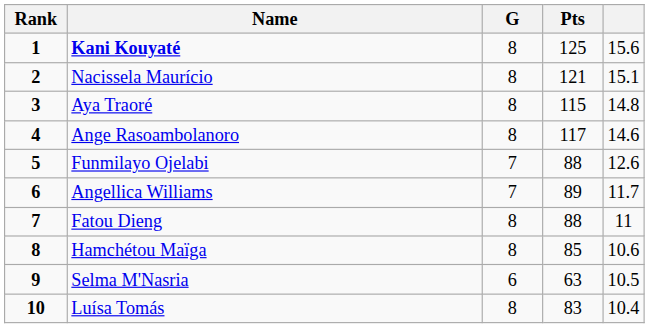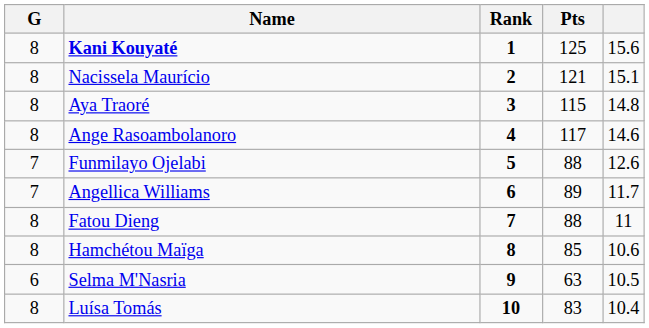columns swapped: (36, 18) <-> (512, 18)
